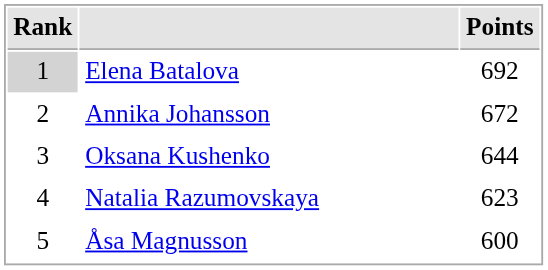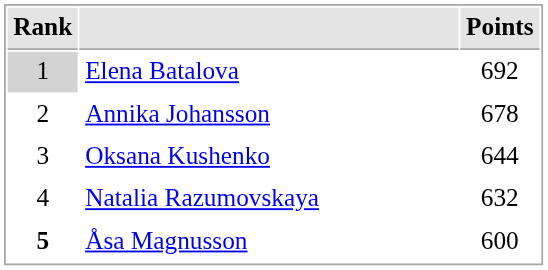(500, 113) 672 -> (500, 113) 678
(500, 198) 623 -> (500, 198) 632
(43, 240) normal -> (43, 240) bold
